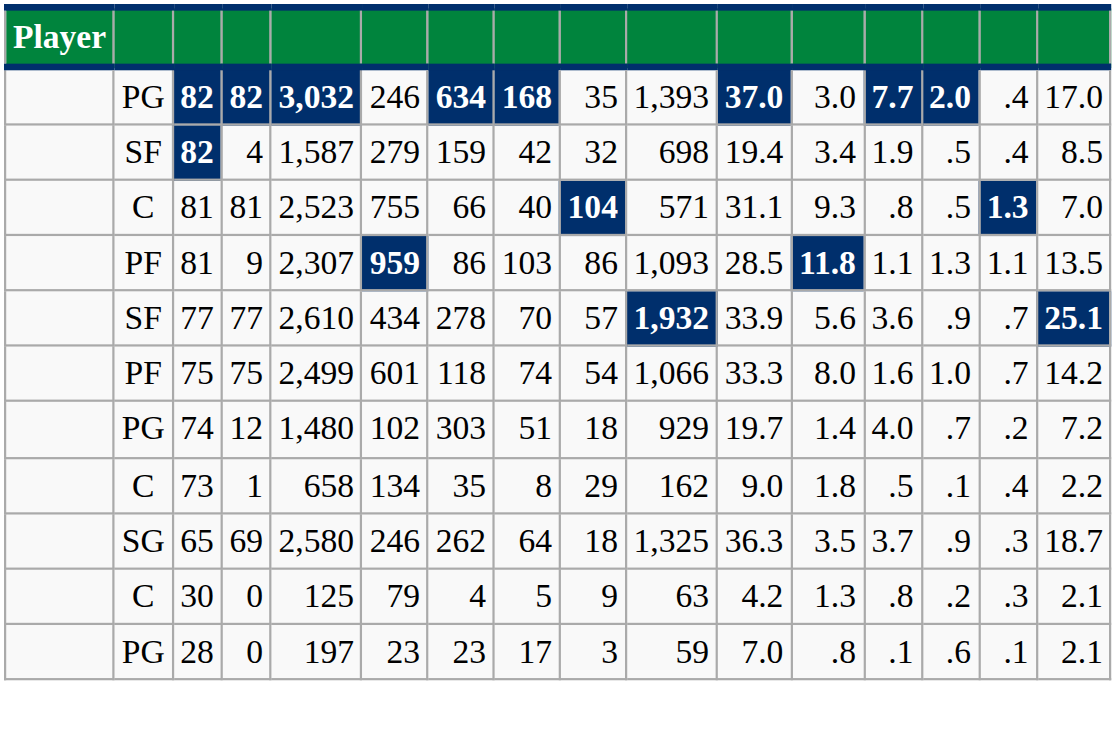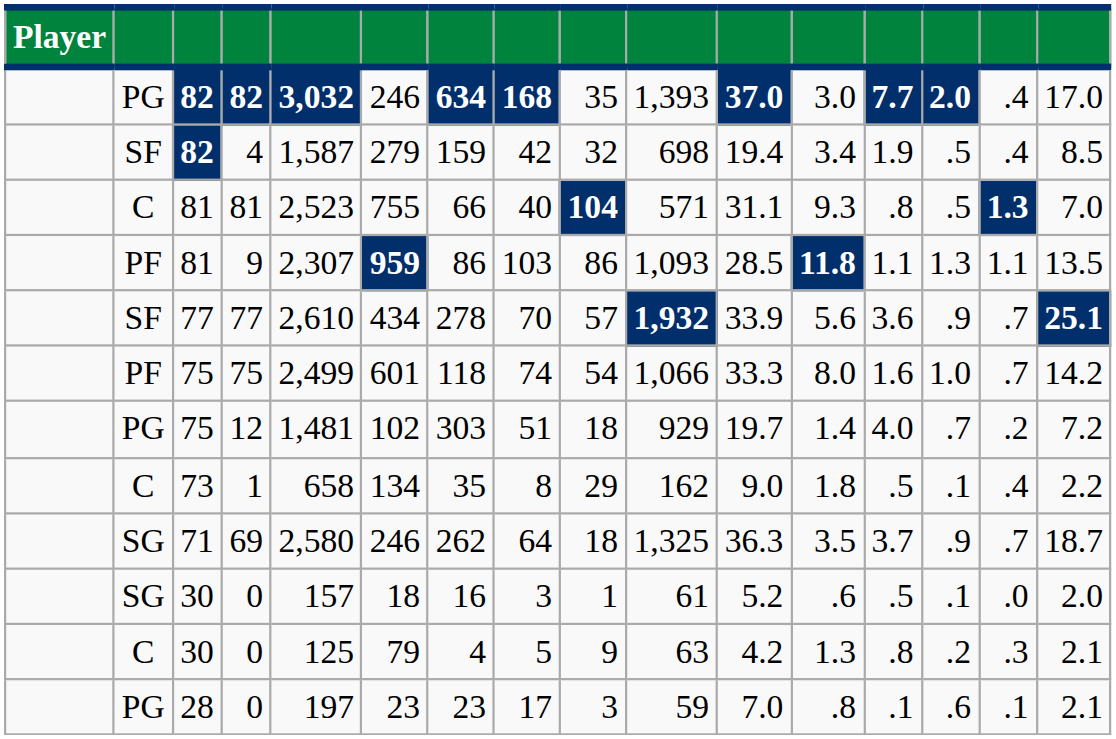(197, 428) 74 -> (197, 428) 75
(316, 428) 1,480 -> (316, 428) 1,481
(197, 539) 65 -> (197, 539) 71
(1016, 539) .3 -> (1016, 539) .7
+ row: (143, 595)
